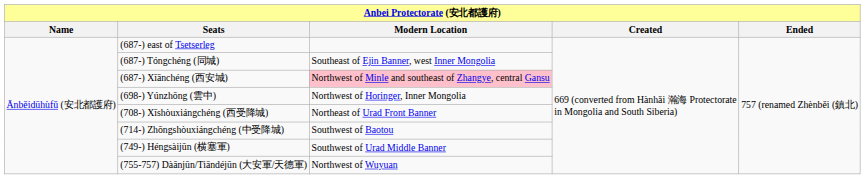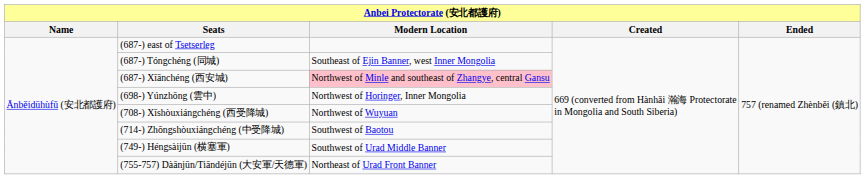(374, 113) Northeast of Urad Front Banner -> (355, 113) Northwest of Wuyuan
(355, 165) Northwest of Wuyuan -> (374, 165) Northeast of Urad Front Banner
